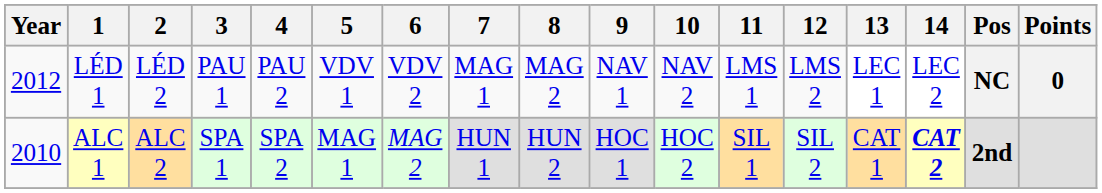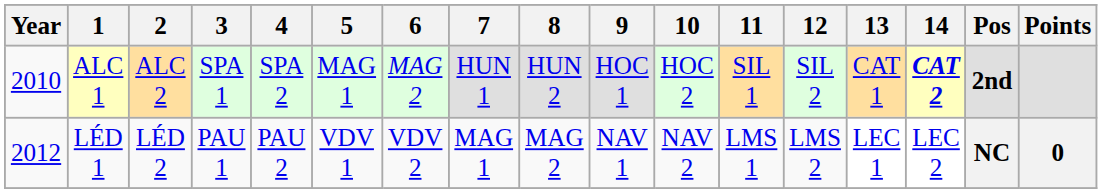rows swapped: (98, 152) <-> (98, 81)
